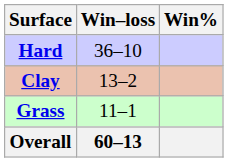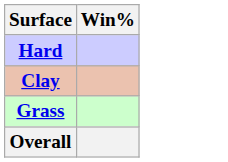- column: (118, 19)
